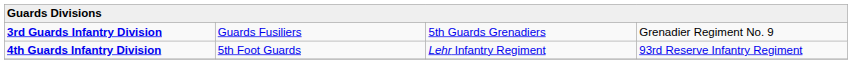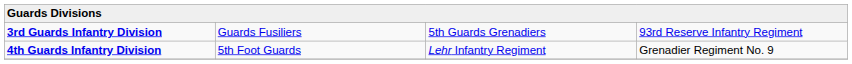(706, 31) Grenadier Regiment No. 9 -> (721, 31) 93rd Reserve Infantry Regiment
(721, 50) 93rd Reserve Infantry Regiment -> (706, 50) Grenadier Regiment No. 9
